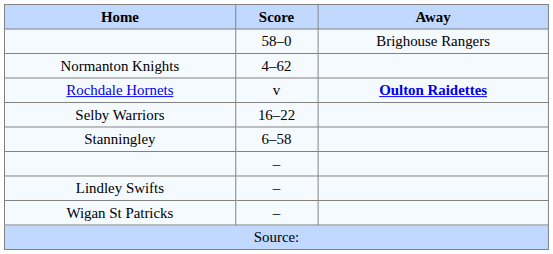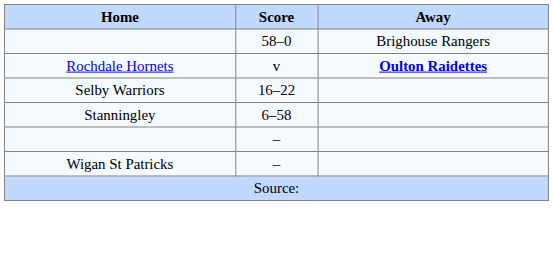- row: (120, 65)
- row: (120, 188)
